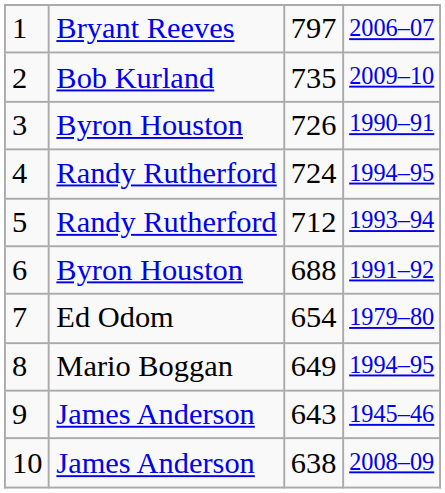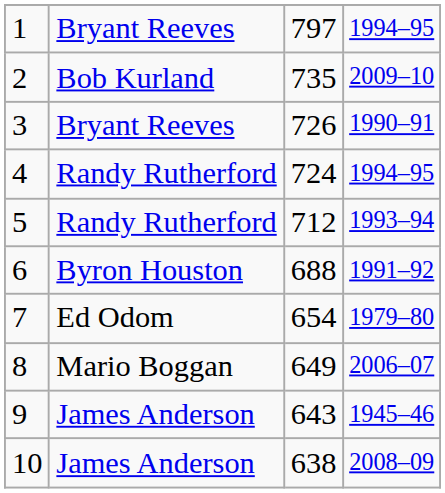(392, 28) 2006–07 -> (392, 28) 1994–95
(150, 125) Byron Houston -> (145, 125) Bryant Reeves
(392, 366) 1994–95 -> (392, 366) 2006–07
